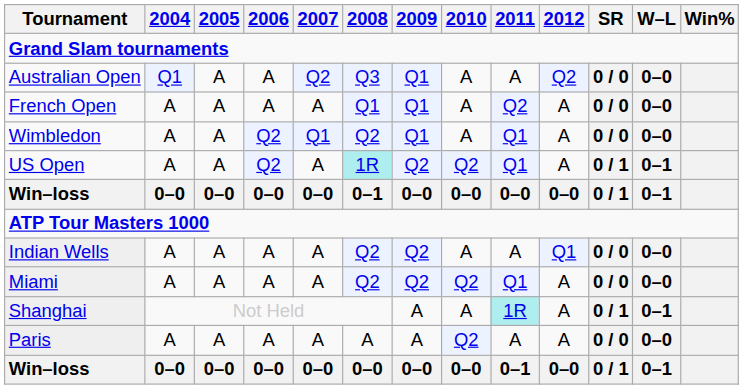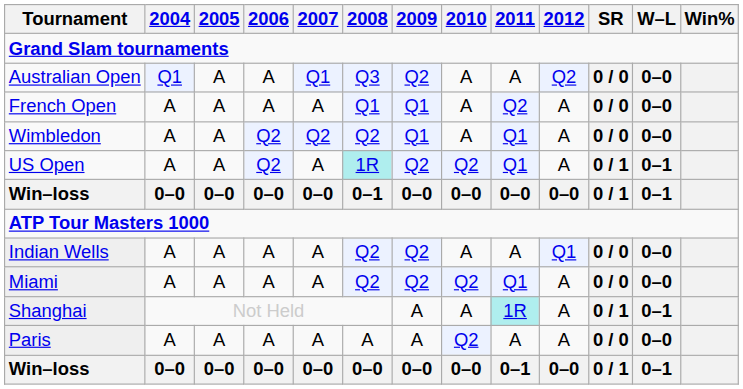(318, 77) Q2 -> (318, 77) Q1
(417, 77) Q1 -> (417, 77) Q2
(318, 135) Q1 -> (318, 135) Q2
